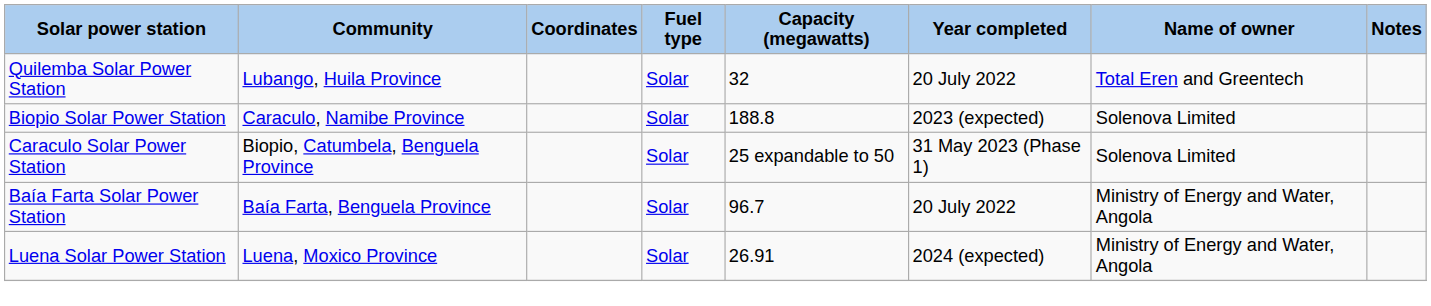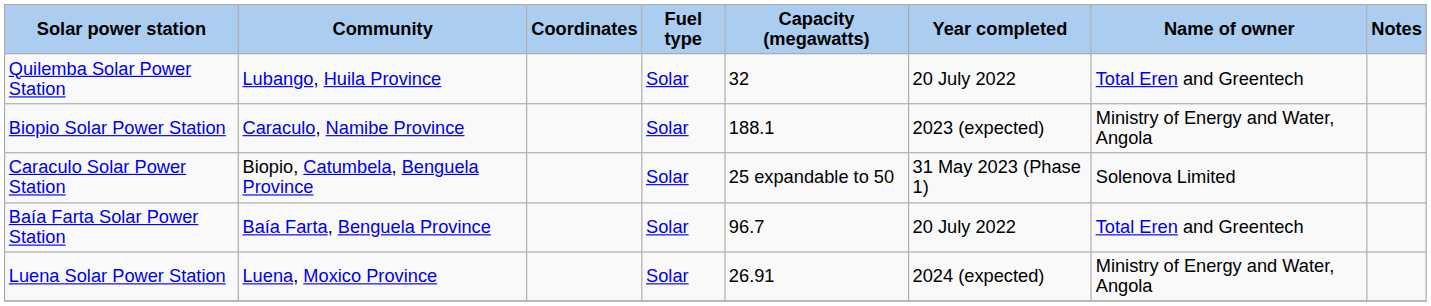(752, 117) 188.8 -> (752, 128) 188.1
(1166, 117) Solenova Limited -> (1215, 128) Ministry of Energy and Water, Angola
(1215, 206) Ministry of Energy and Water, Angola -> (1200, 227) Total Eren and Greentech
